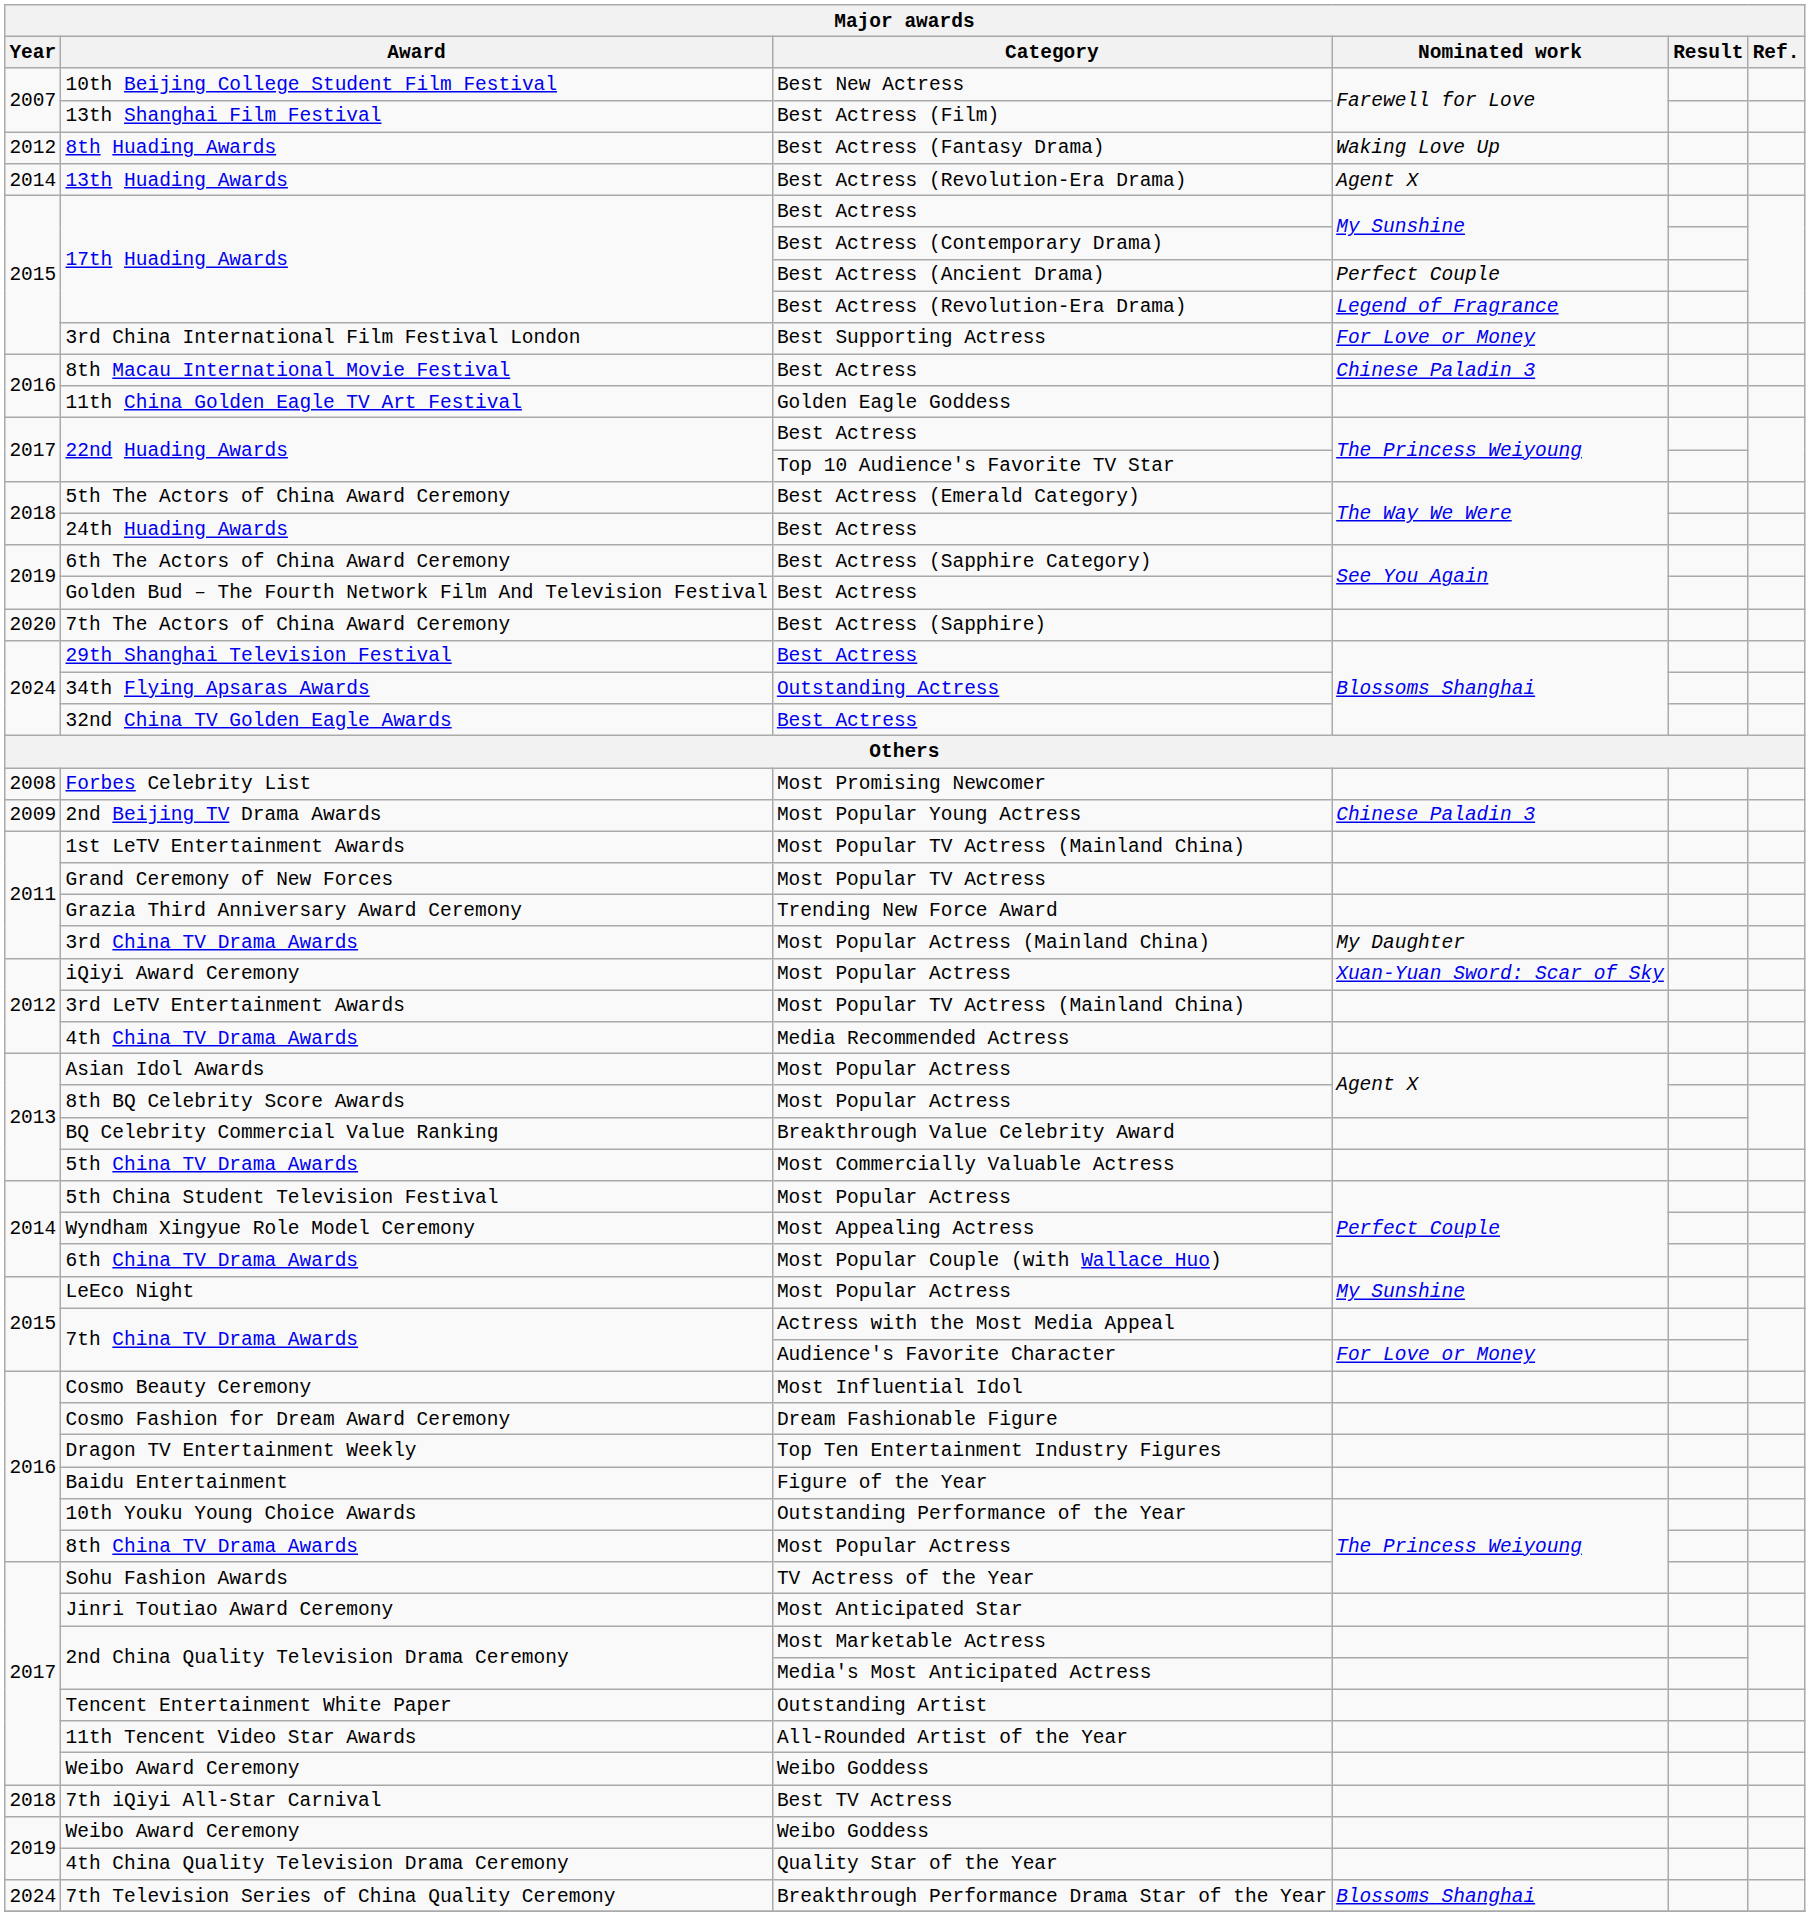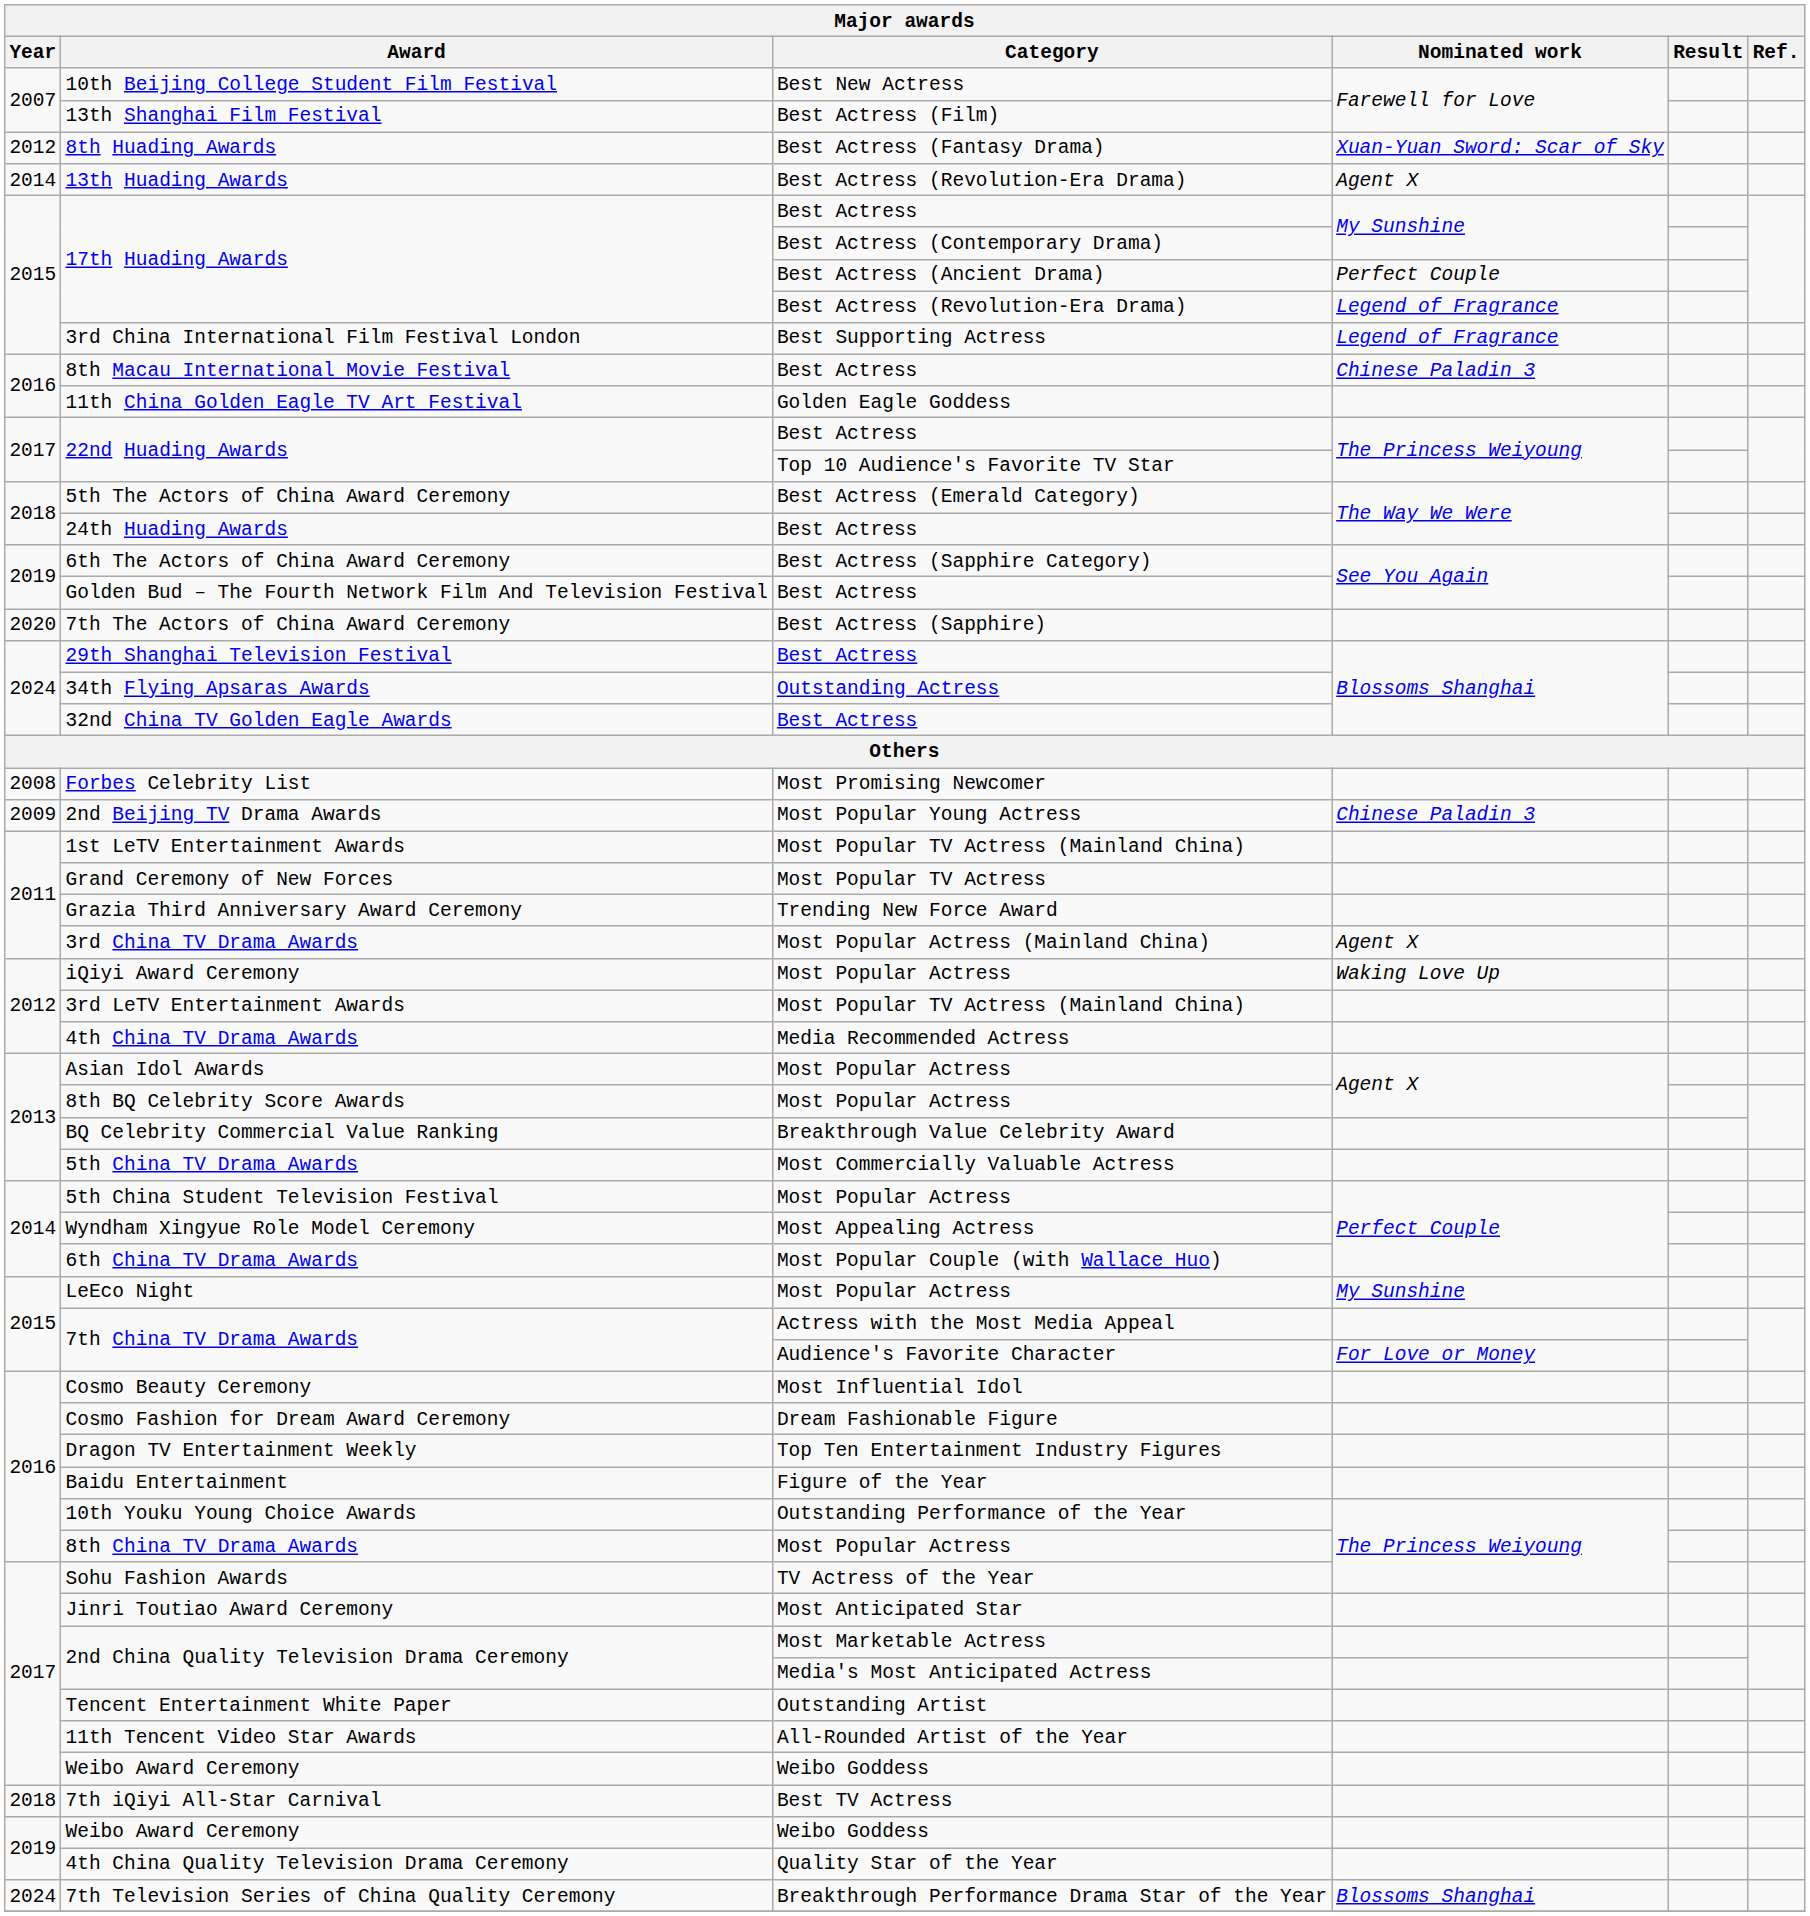(1418, 148) Waking Love Up -> (1500, 148) Xuan-Yuan Sword: Scar of Sky
(1436, 338) For Love or Money -> (1447, 338) Legend of Fragrance
(1401, 942) My Daughter -> (1377, 942) Agent X
(1500, 974) Xuan-Yuan Sword: Scar of Sky -> (1418, 974) Waking Love Up
